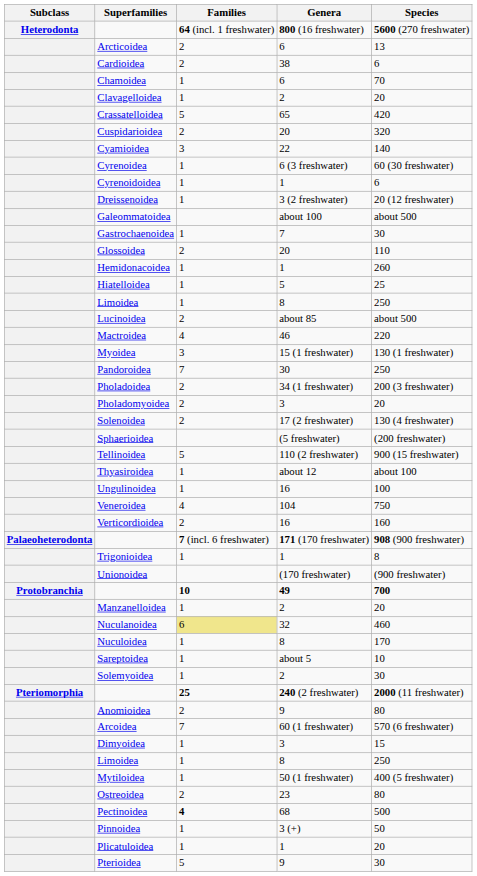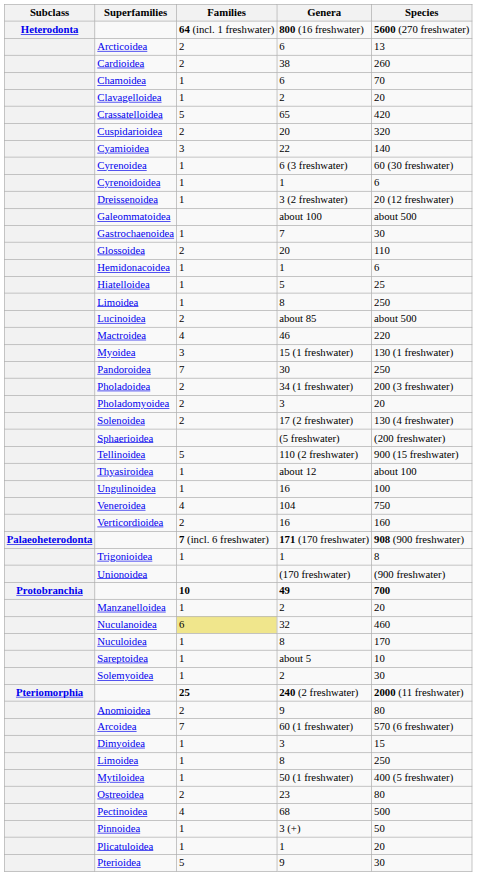(377, 64) 6 -> (382, 64) 260
(382, 268) 260 -> (377, 268) 6
(182, 812) bold -> (182, 812) normal
